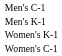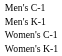rows swapped: (31, 48) <-> (31, 35)
